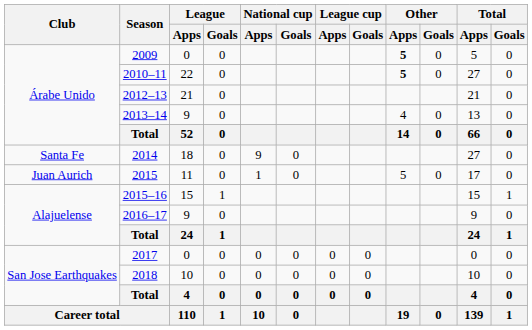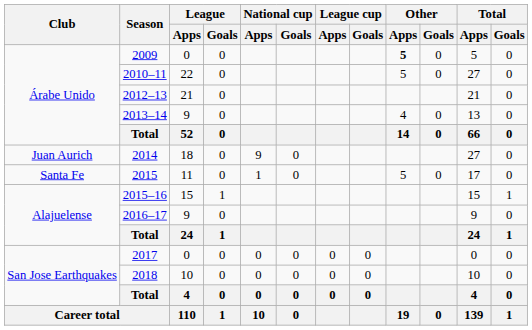(403, 74) bold -> (403, 74) normal
(62, 154) Santa Fe -> (62, 154) Juan Aurich
(62, 174) Juan Aurich -> (62, 174) Santa Fe
